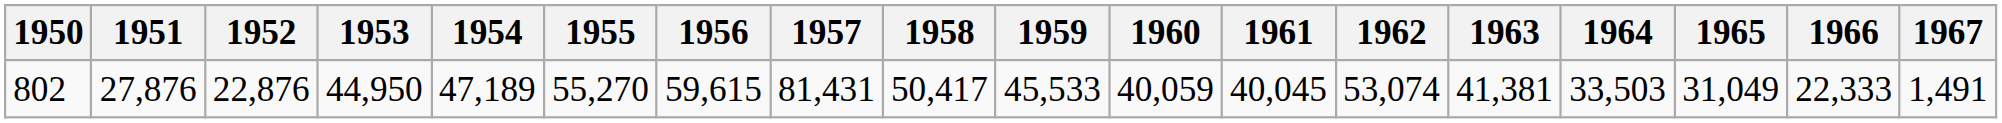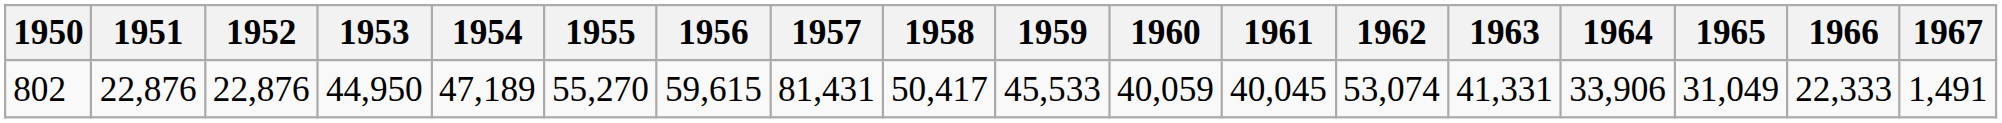(148, 88) 27,876 -> (148, 88) 22,876
(1505, 88) 41,381 -> (1505, 88) 41,331
(1618, 88) 33,503 -> (1618, 88) 33,906
